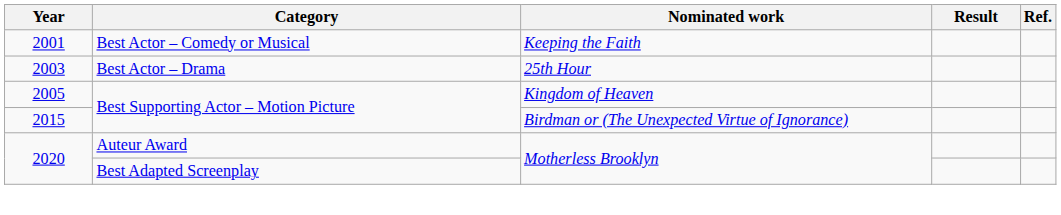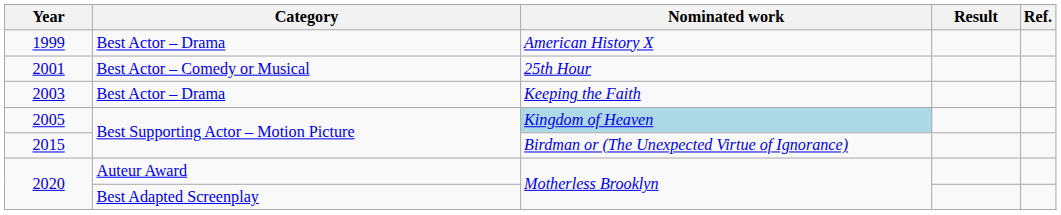+ row: (49, 42)
(582, 42) Keeping the Faith -> (558, 68) 25th Hour
(558, 68) 25th Hour -> (582, 94) Keeping the Faith
(589, 94) no background -> (589, 119) lightblue background
